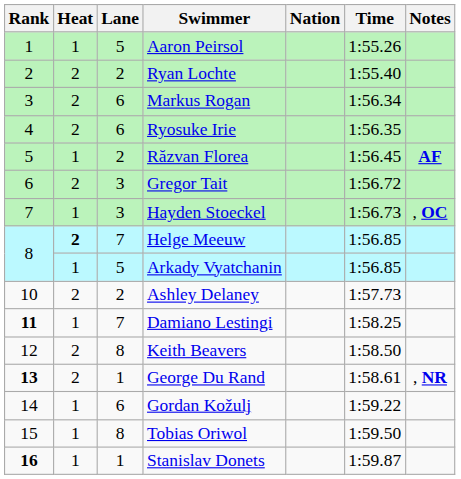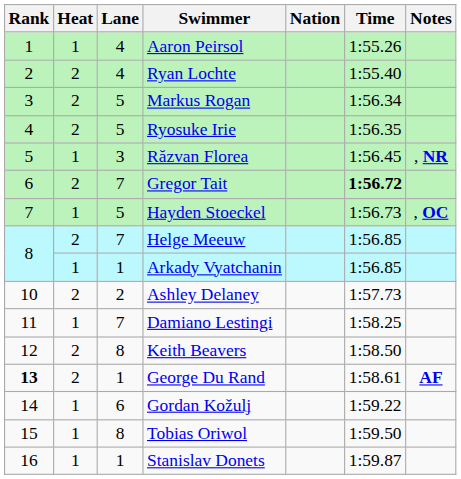(120, 45) 5 -> (120, 45) 4
(120, 73) 2 -> (120, 73) 4
(120, 101) 6 -> (120, 101) 5
(120, 128) 6 -> (120, 128) 5
(120, 156) 2 -> (120, 156) 3
(430, 156) AF -> (431, 156) , NR
(120, 184) 3 -> (120, 184) 7
(375, 184) normal -> (375, 184) bold
(120, 211) 3 -> (120, 211) 5
(75, 239) bold -> (75, 239) normal
(120, 267) 5 -> (120, 267) 1
(29, 322) bold -> (29, 322) normal
(430, 377) , NR -> (431, 377) AF
(29, 460) bold -> (29, 460) normal
